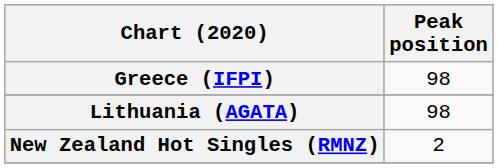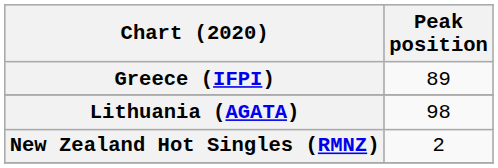(439, 79) 98 -> (439, 79) 89
